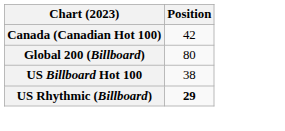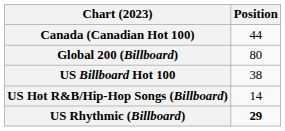(189, 34) 42 -> (256, 34) 44
+ row: (118, 95)
